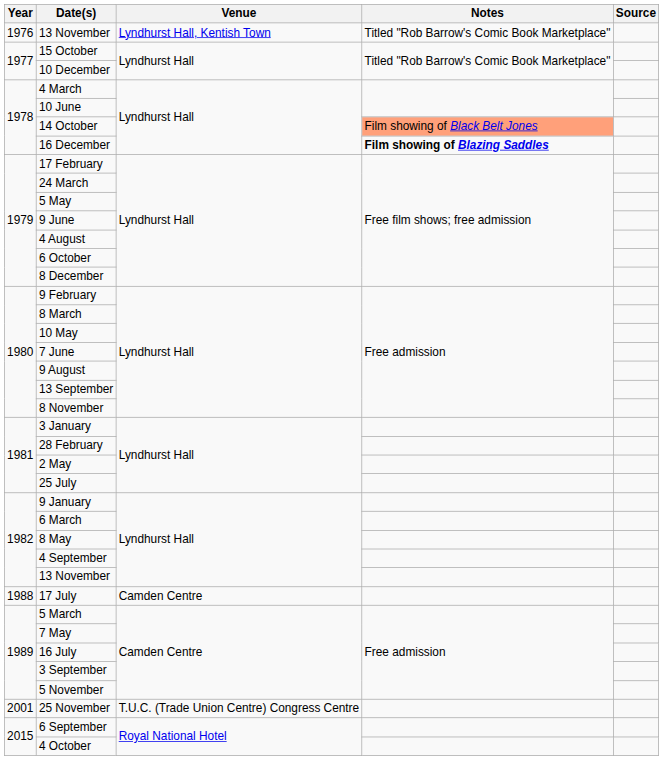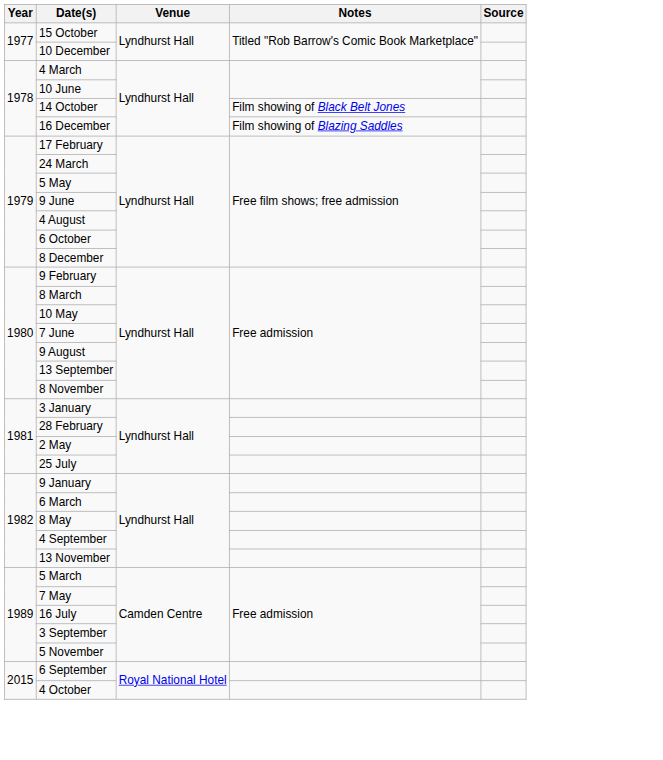- row: (20, 32)
(451, 126) lightsalmon background -> (319, 107) no background
(457, 145) bold -> (317, 126) normal
- row: (20, 595)
- row: (20, 708)
